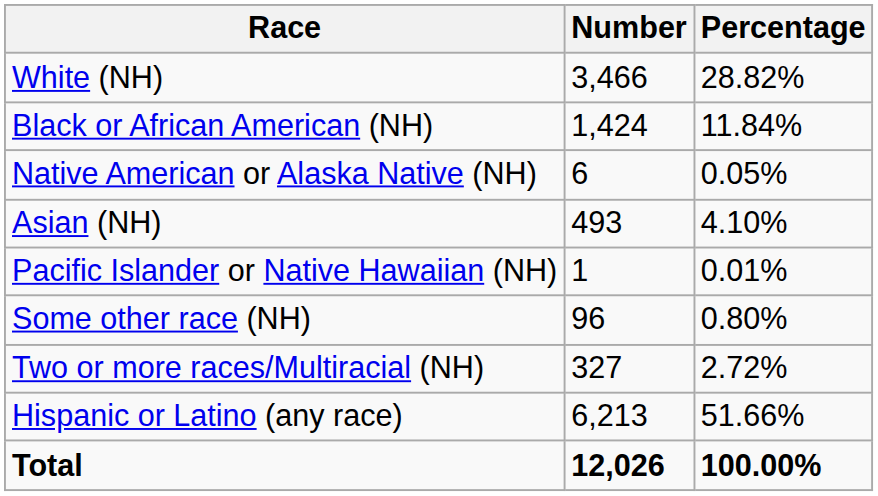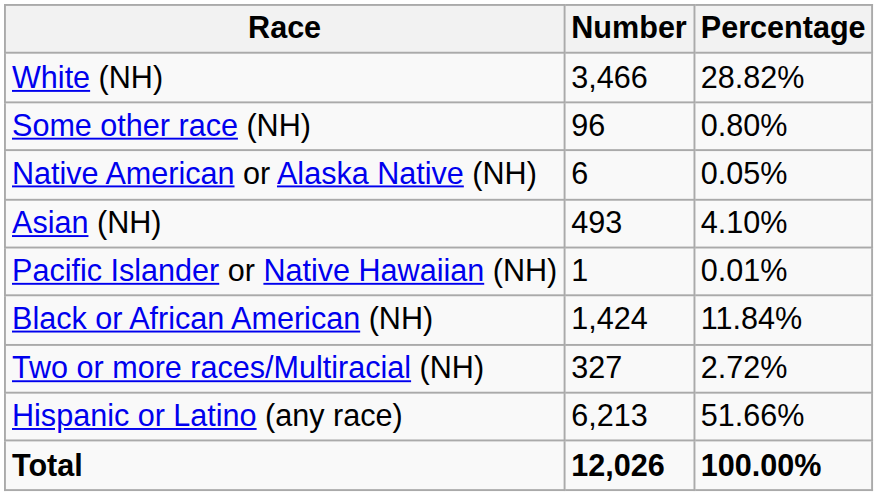rows swapped: (223, 125) <-> (161, 319)
